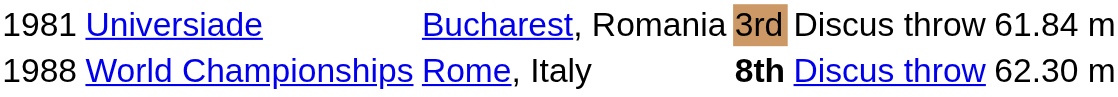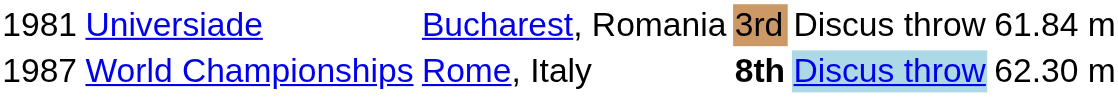(40, 70) 1988 -> (40, 70) 1987
(890, 70) no background -> (890, 70) lightblue background
